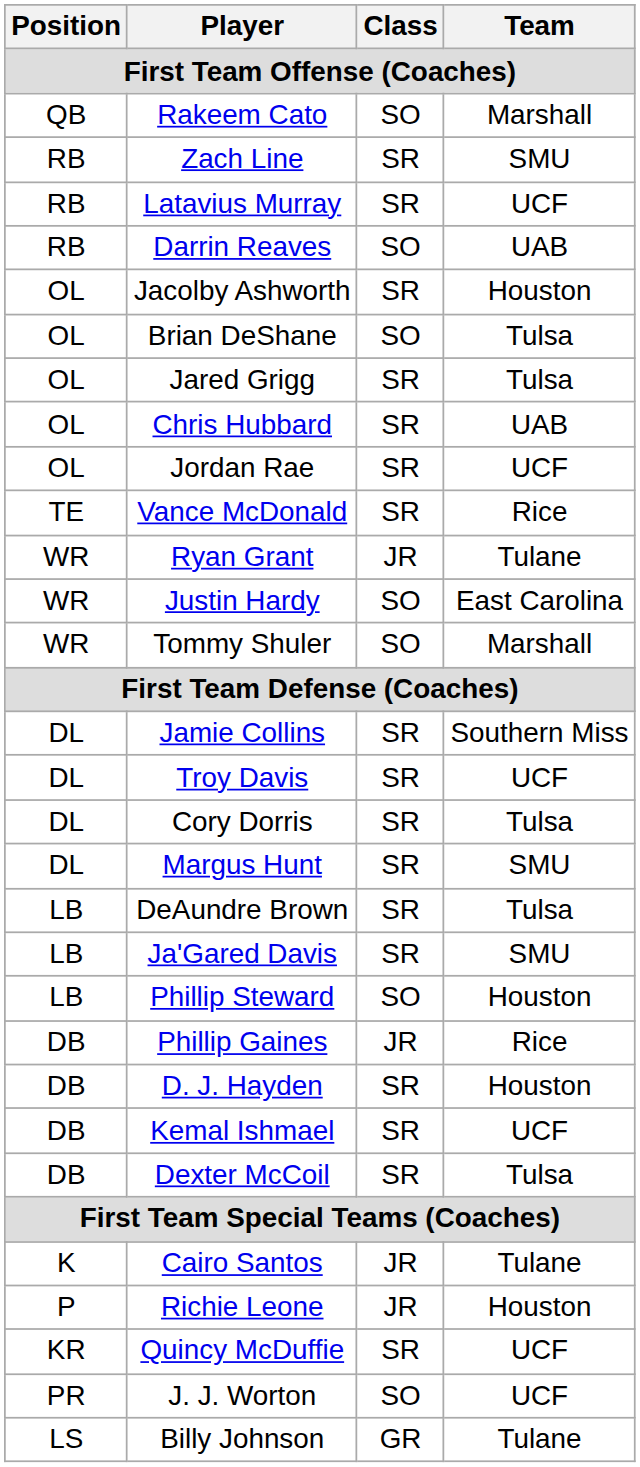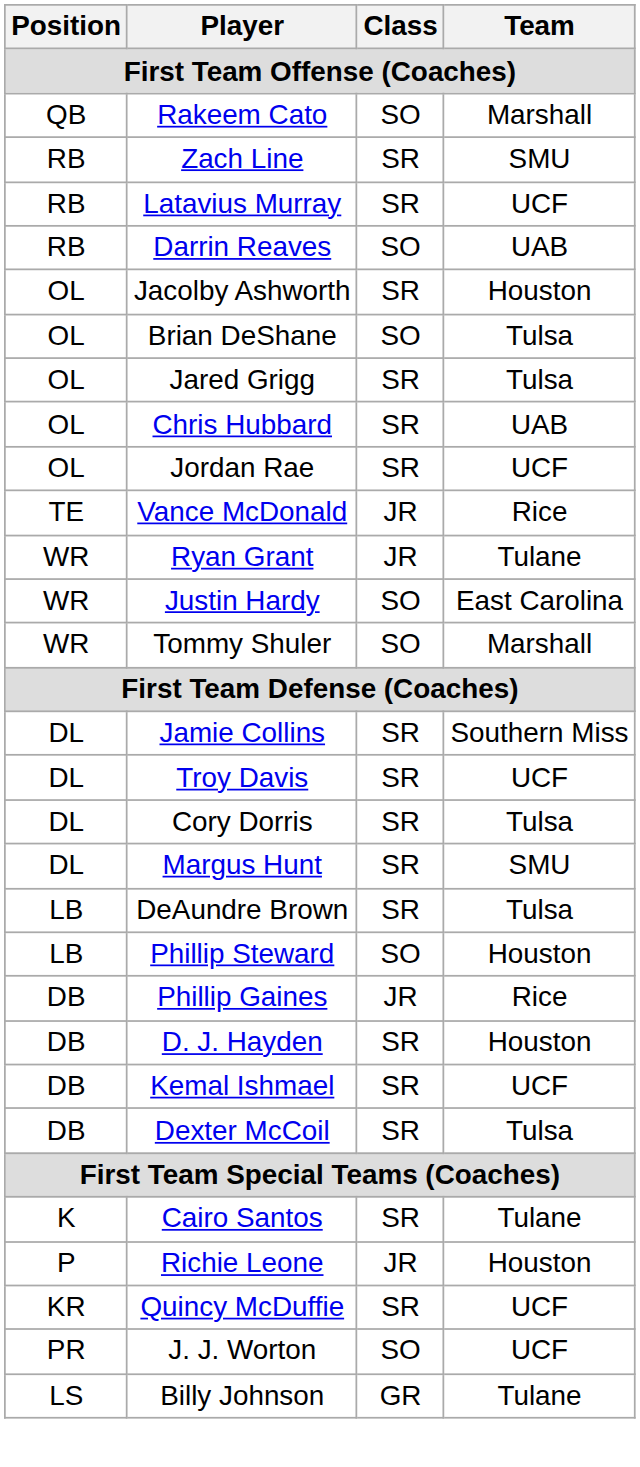(401, 512) SR -> (401, 512) JR
- row: (242, 953)
(401, 1262) JR -> (401, 1218) SR
